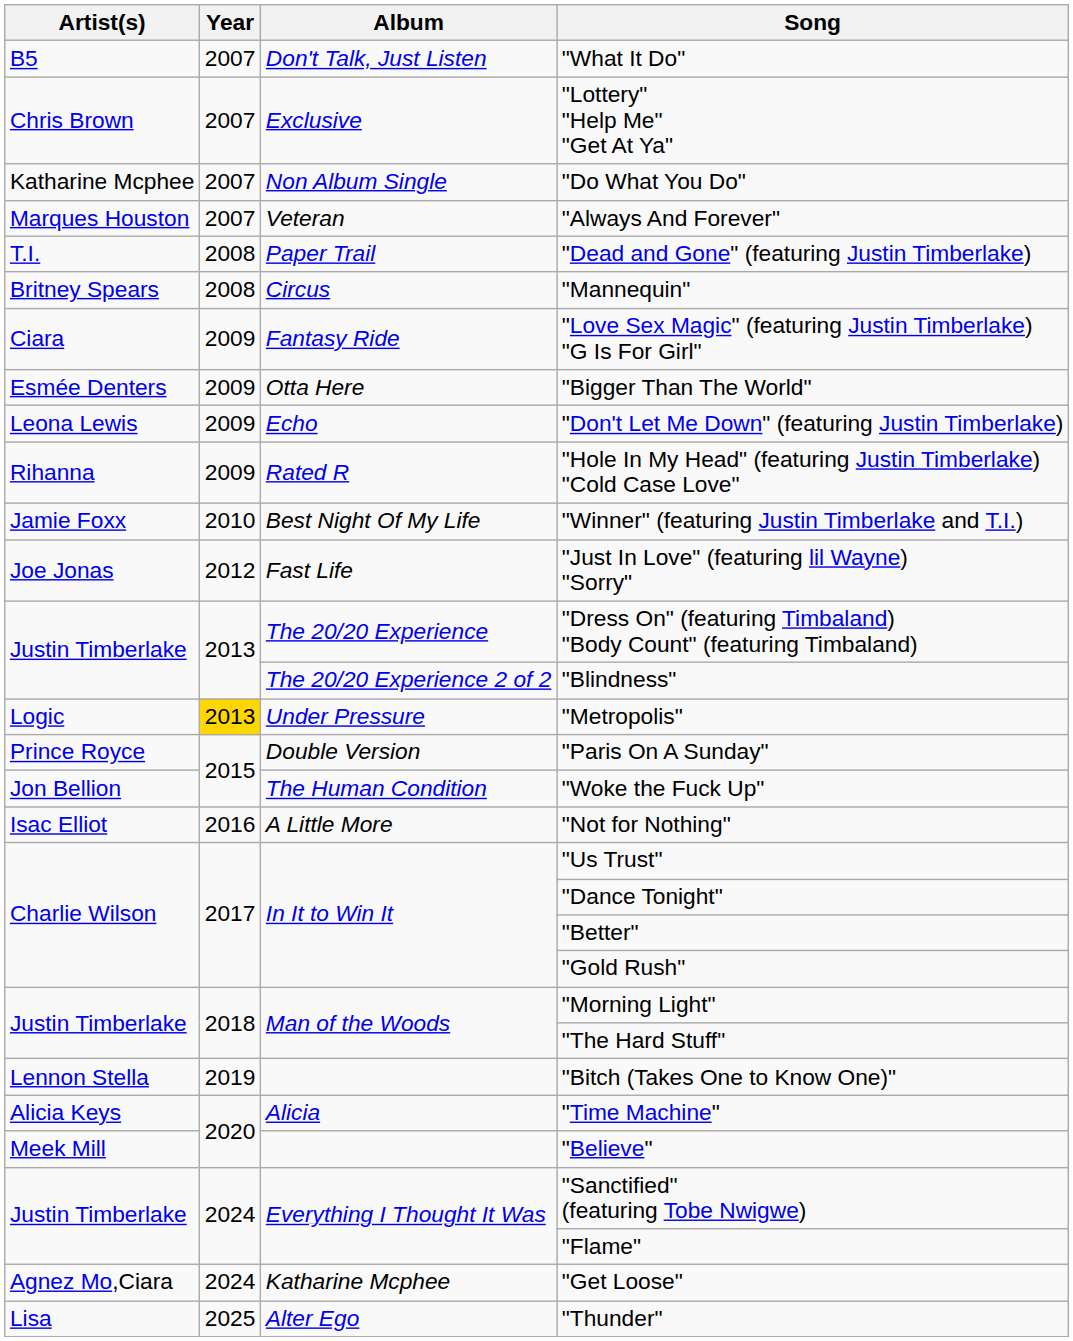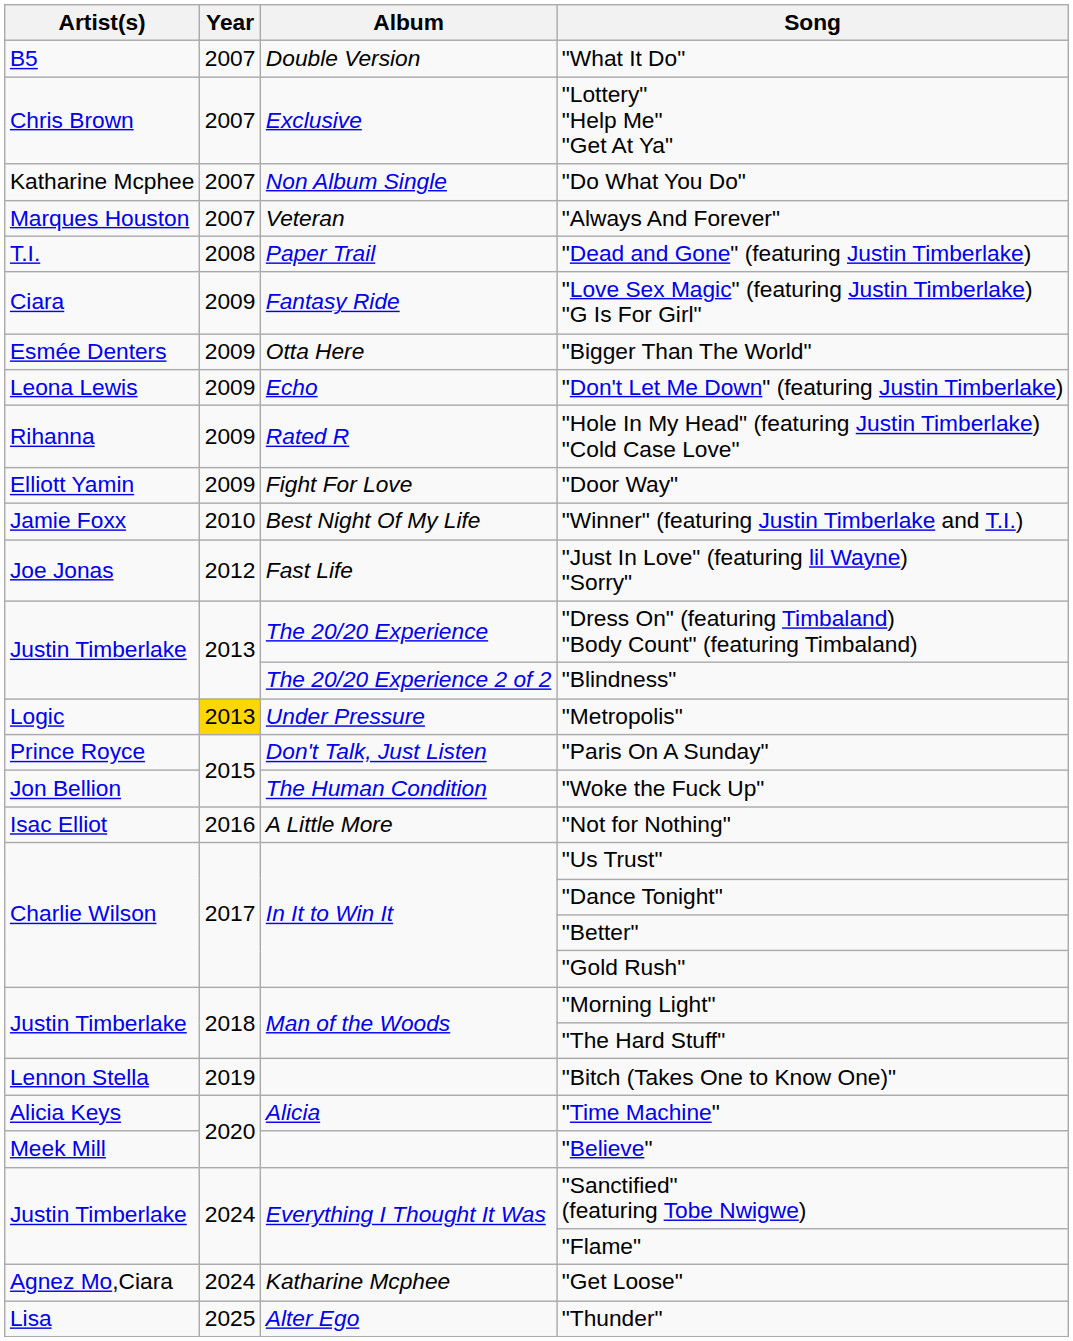(376, 58) Don't Talk, Just Listen -> (343, 58) Double Version
- row: (626, 289)
+ row: (620, 485)
(343, 752) Double Version -> (376, 752) Don't Talk, Just Listen
